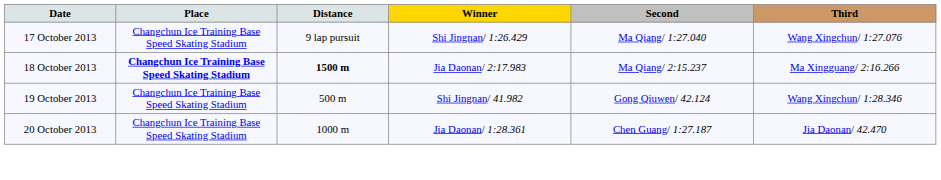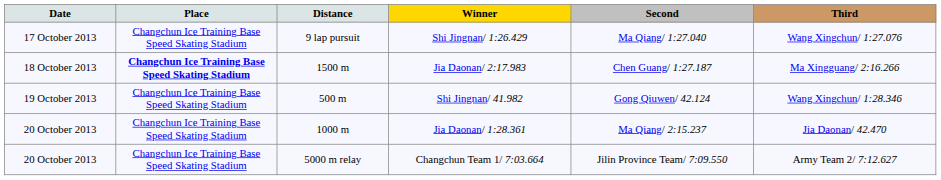(333, 68) bold -> (333, 68) normal
(662, 68) Ma Qiang/ 2:15.237 -> (662, 68) Chen Guang/ 1:27.187
(662, 129) Chen Guang/ 1:27.187 -> (662, 129) Ma Qiang/ 2:15.237
+ row: (480, 159)
